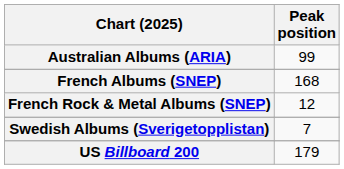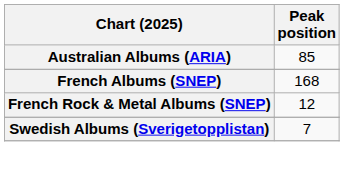(307, 57) 99 -> (307, 57) 85
- row: (139, 152)
